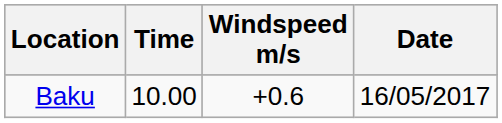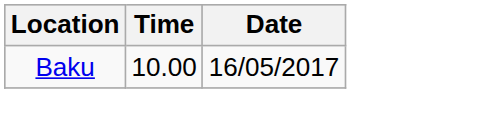- column: (278, 39)
